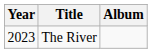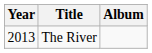(21, 37) 2023 -> (21, 37) 2013
